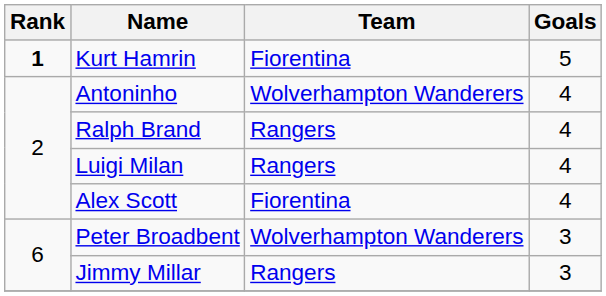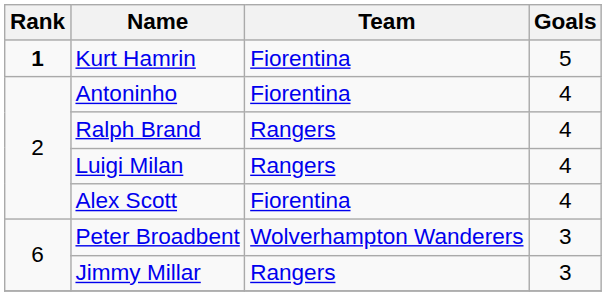(387, 93) Wolverhampton Wanderers -> (300, 93) Fiorentina
